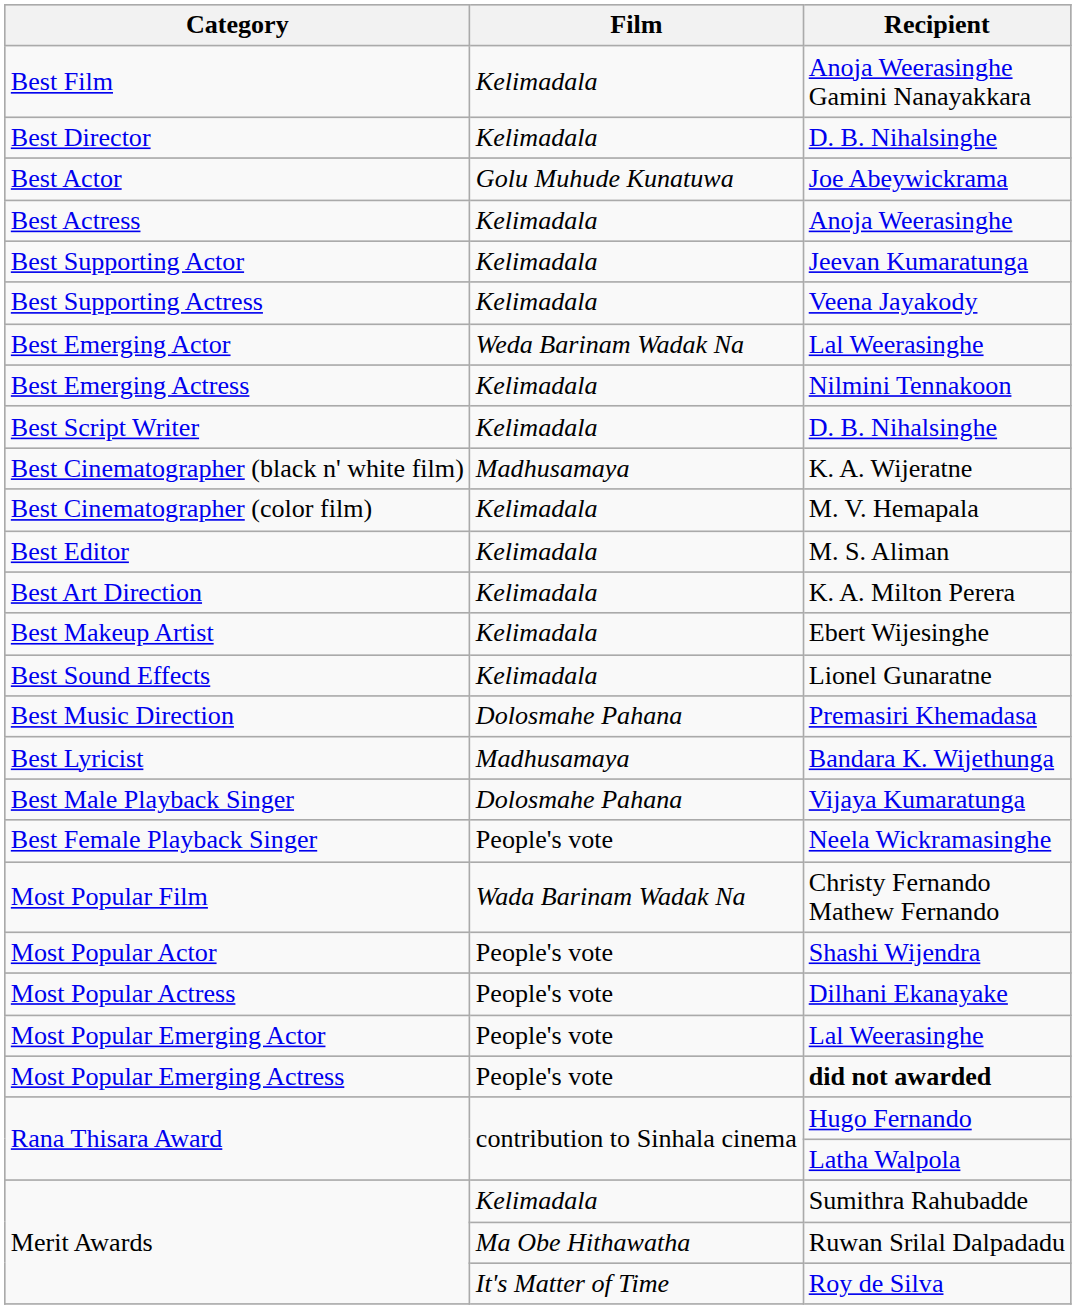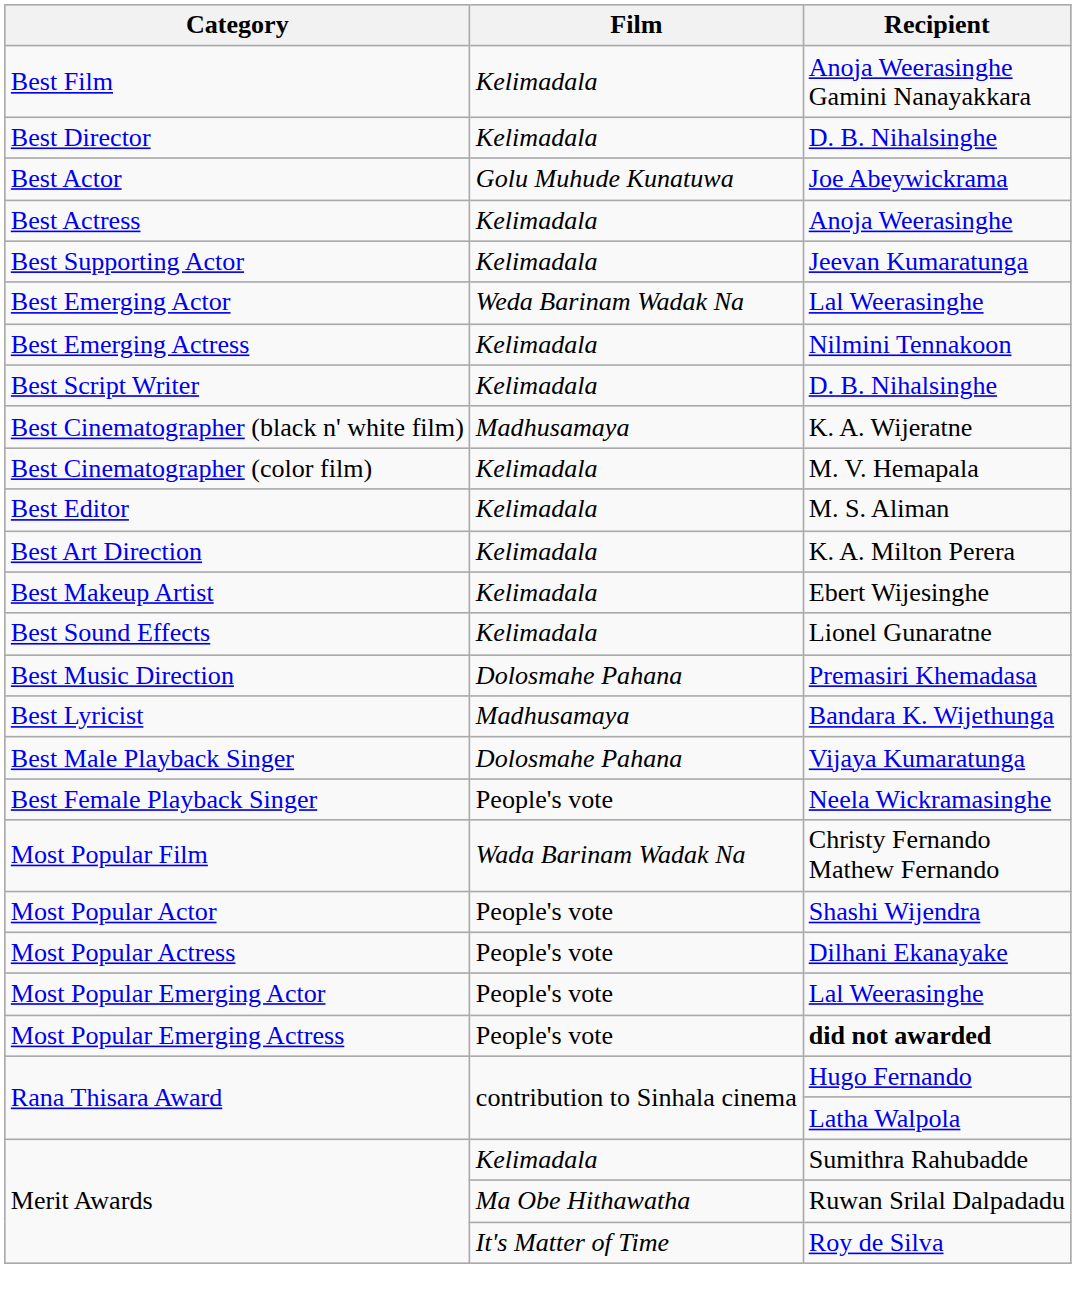- row: (137, 302)
